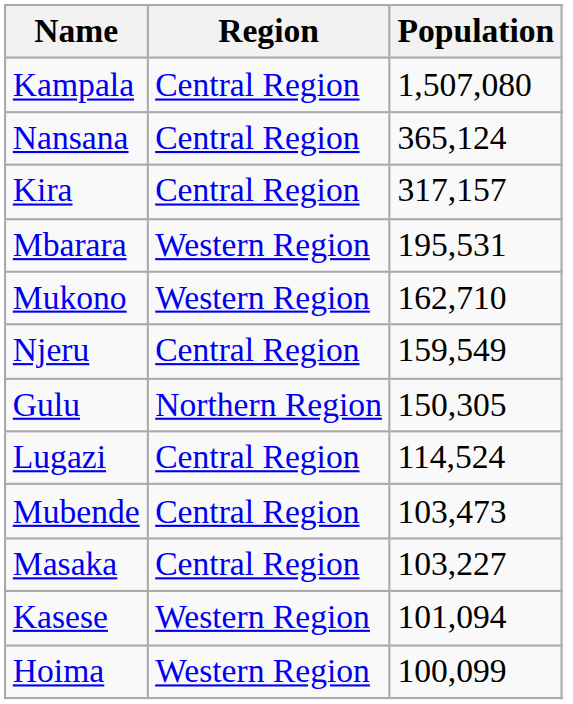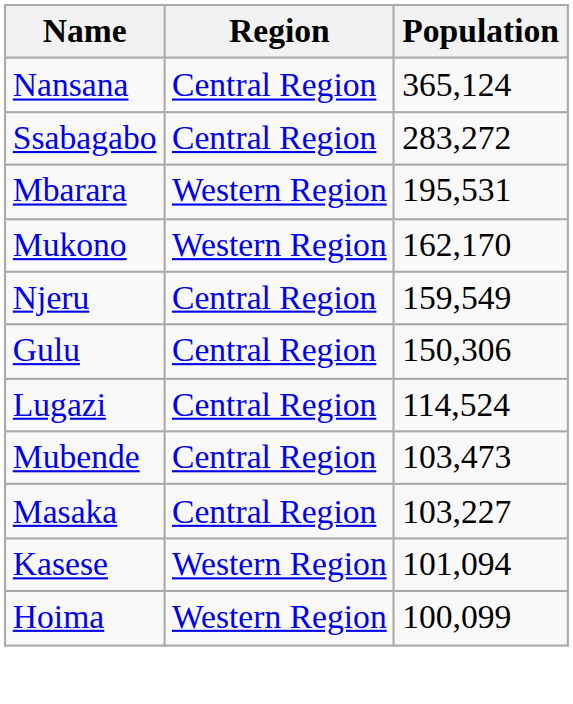- row: (73, 84)
- row: (43, 191)
+ row: (85, 137)
(452, 297) 162,710 -> (457, 244) 162,170
(269, 404) Northern Region -> (274, 350) Central Region
(452, 404) 150,305 -> (457, 350) 150,306
